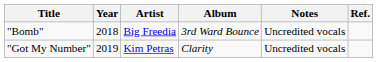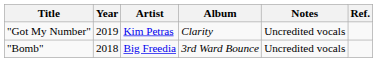rows swapped: (25, 31) <-> (49, 48)
